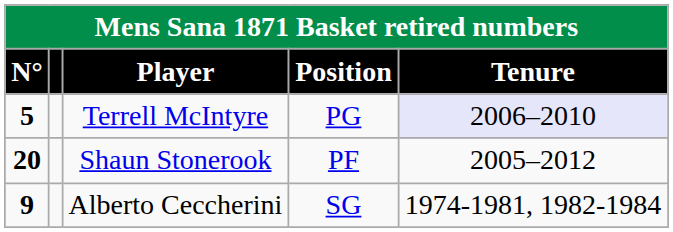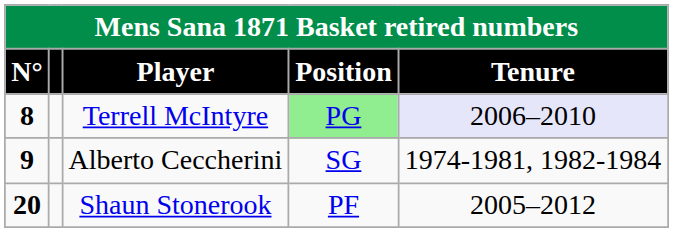(27, 115) 5 -> (27, 115) 8
(343, 115) no background -> (343, 115) lightgreen background
rows swapped: (175, 204) <-> (175, 159)
